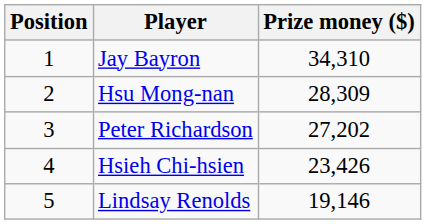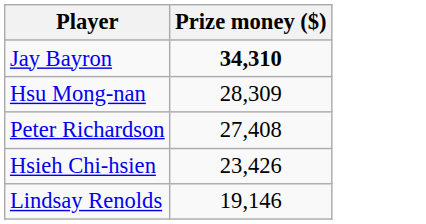- column: (49, 22)
(339, 58) normal -> (251, 58) bold
(339, 129) 27,202 -> (251, 129) 27,408
